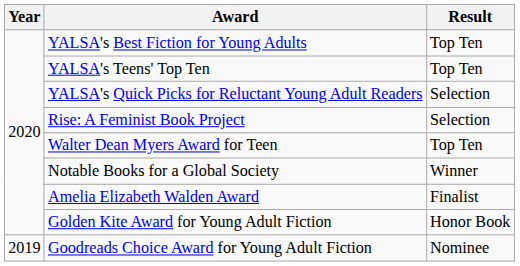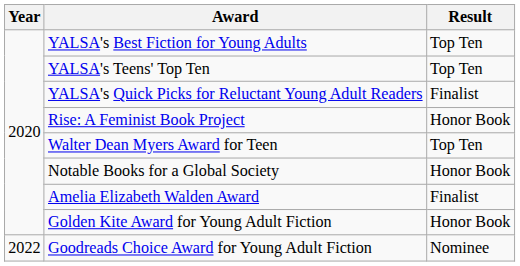(460, 94) Selection -> (454, 94) Finalist
(460, 119) Selection -> (470, 119) Honor Book
(454, 171) Winner -> (470, 171) Honor Book
(24, 247) 2019 -> (24, 247) 2022
